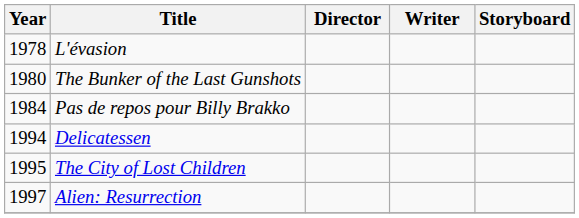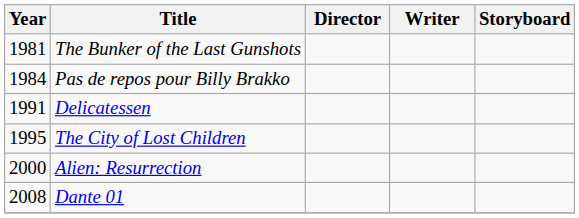- row: (91, 49)
(28, 78) 1980 -> (28, 49) 1981
(28, 138) 1994 -> (28, 108) 1991
(28, 197) 1997 -> (28, 167) 2000
+ row: (90, 197)
